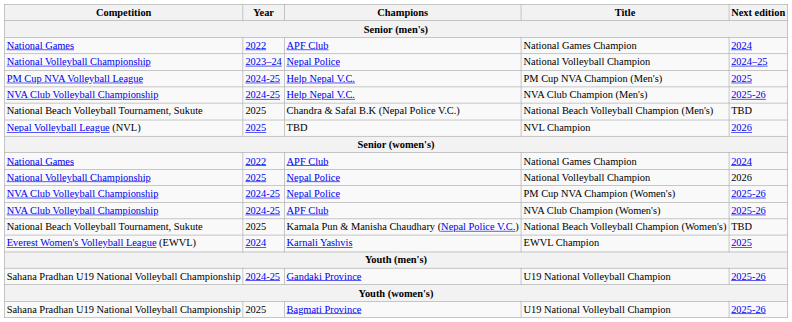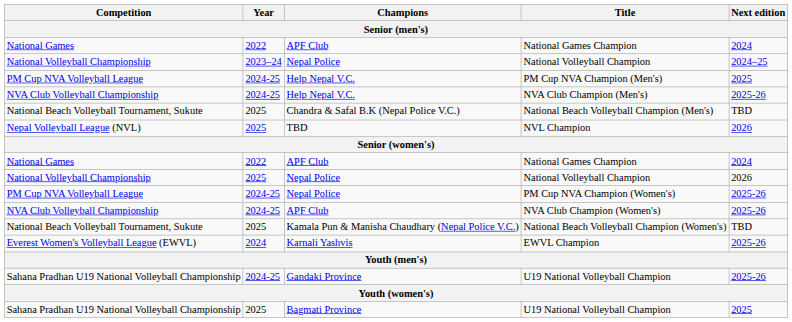(83, 194) NVA Club Volleyball Championship -> (75, 194) PM Cup NVA Volleyball League
(742, 243) 2025 -> (748, 243) 2025-26
(748, 309) 2025-26 -> (742, 309) 2025
